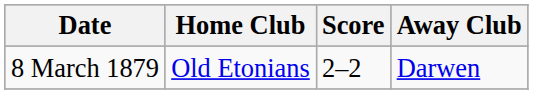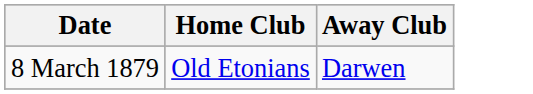- column: (353, 25)
